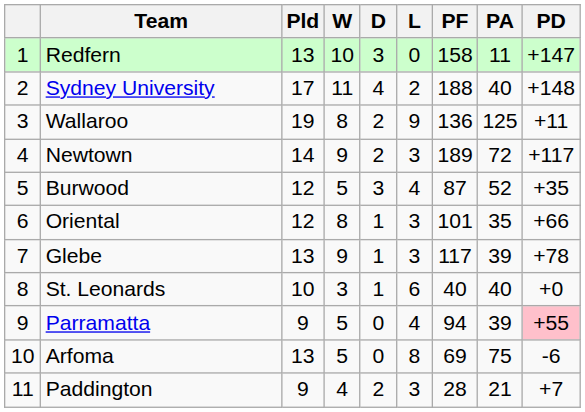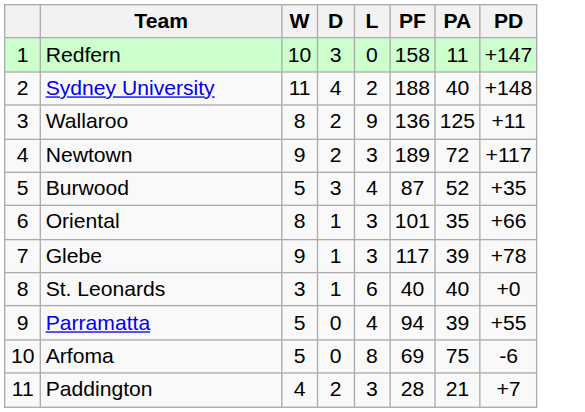- column: (303, 21)
(551, 322) pink background -> (509, 322) no background
